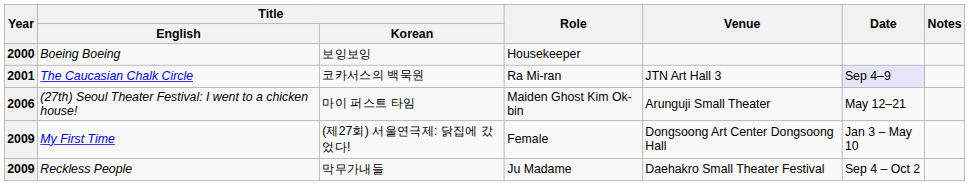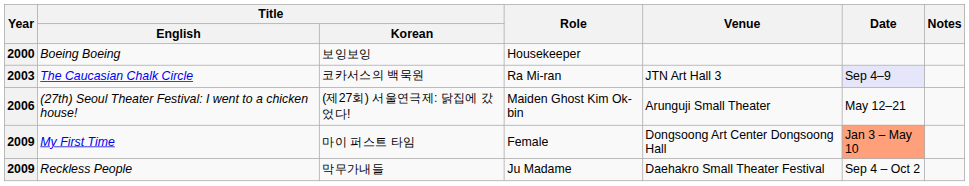(21, 76) 2001 -> (21, 76) 2003
(369, 103) 마이 퍼스트 타임 -> (408, 105) (제27회) 서울연극제: 닭집에 갔었다!
(408, 139) (제27회) 서울연극제: 닭집에 갔었다! -> (369, 141) 마이 퍼스트 타임
(878, 139) no background -> (878, 141) lightsalmon background
